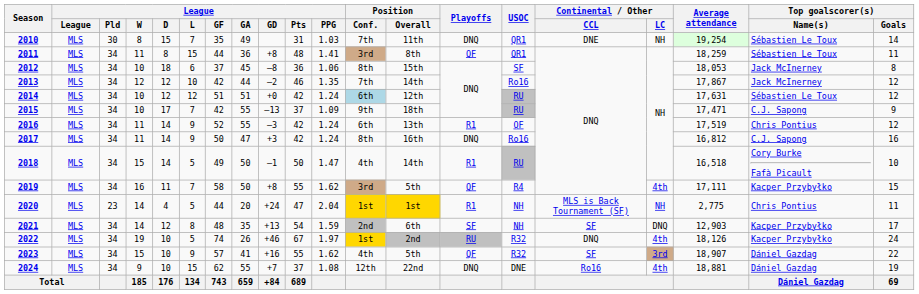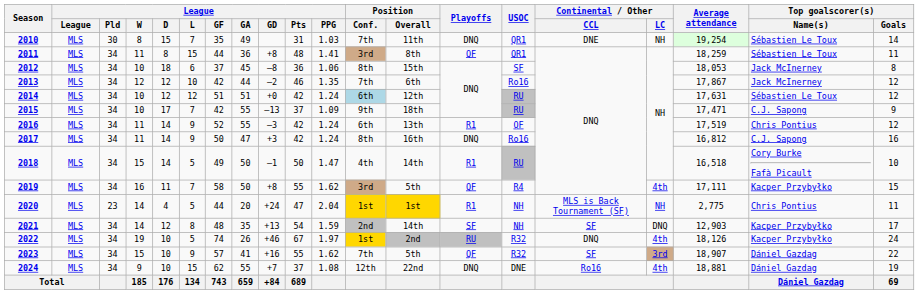(413, 82) 14th -> (413, 82) 6th
(413, 225) 6th -> (413, 225) 14th
(366, 253) 4th -> (366, 253) 7th
